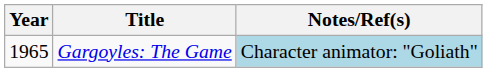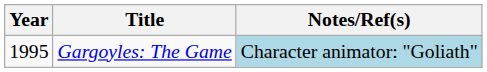(29, 51) 1965 -> (29, 51) 1995
